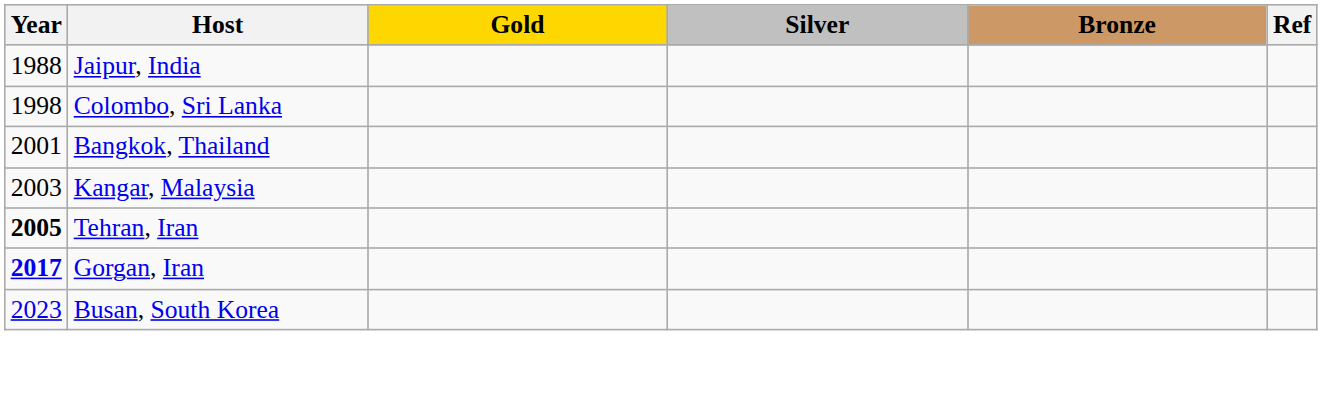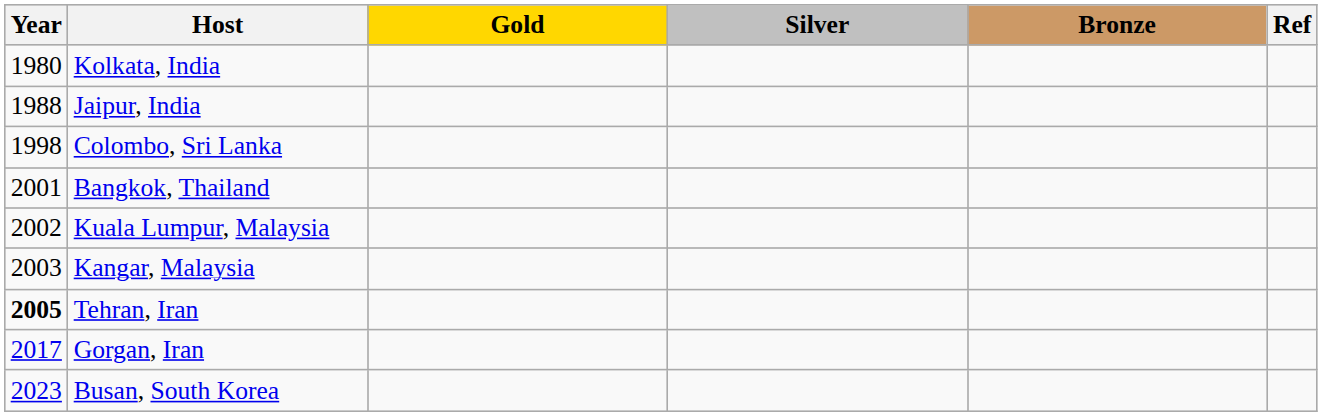+ row: (147, 65)
+ row: (202, 227)
(36, 268) bold -> (36, 349) normal
